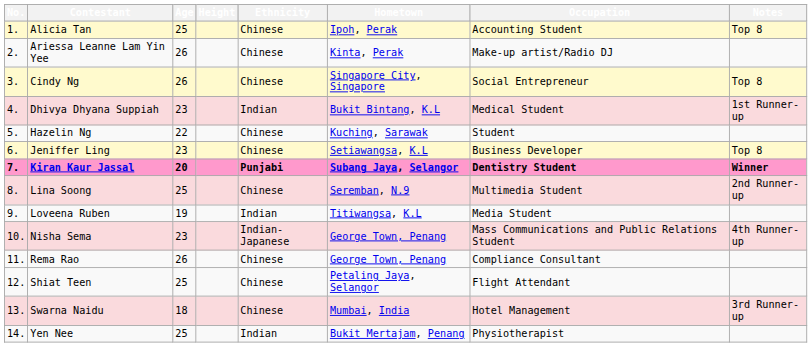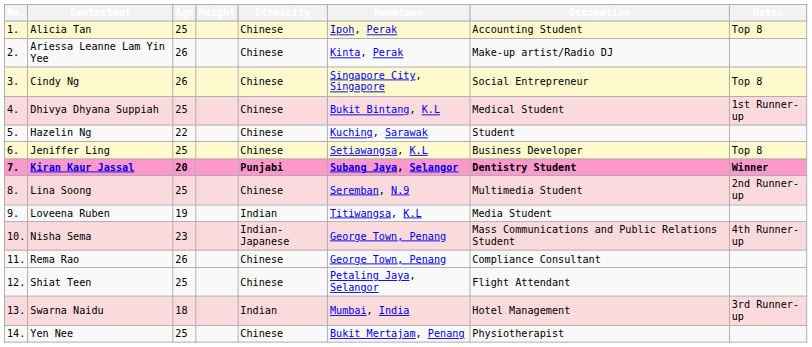(181, 111) 23 -> (181, 111) 25
(259, 111) Indian -> (262, 111) Chinese
(181, 150) 23 -> (181, 150) 25
(262, 311) Chinese -> (259, 311) Indian
(259, 334) Indian -> (262, 334) Chinese
